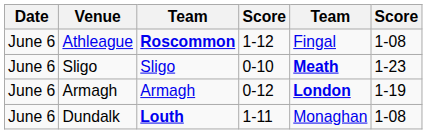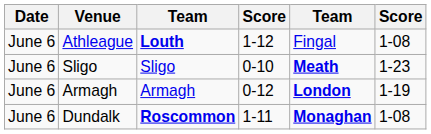(188, 41) Roscommon -> (162, 41) Louth
(162, 116) Louth -> (188, 116) Roscommon
(330, 116) normal -> (332, 116) bold
